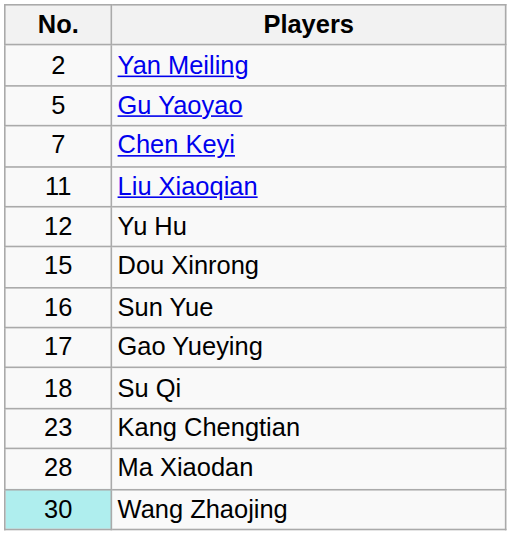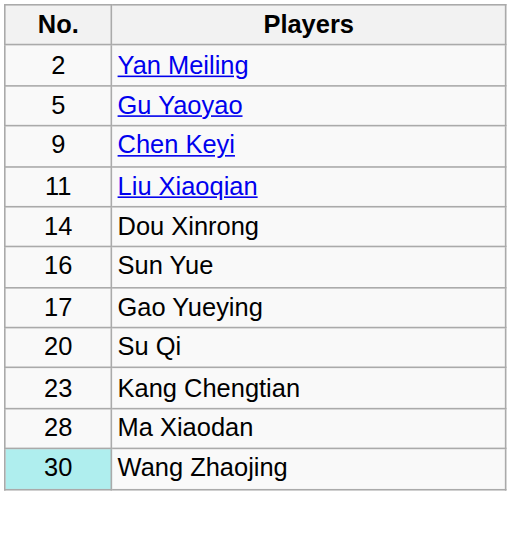(58, 145) 7 -> (58, 145) 9
- row: (152, 226)
(58, 266) 15 -> (58, 226) 14
(58, 387) 18 -> (58, 347) 20
